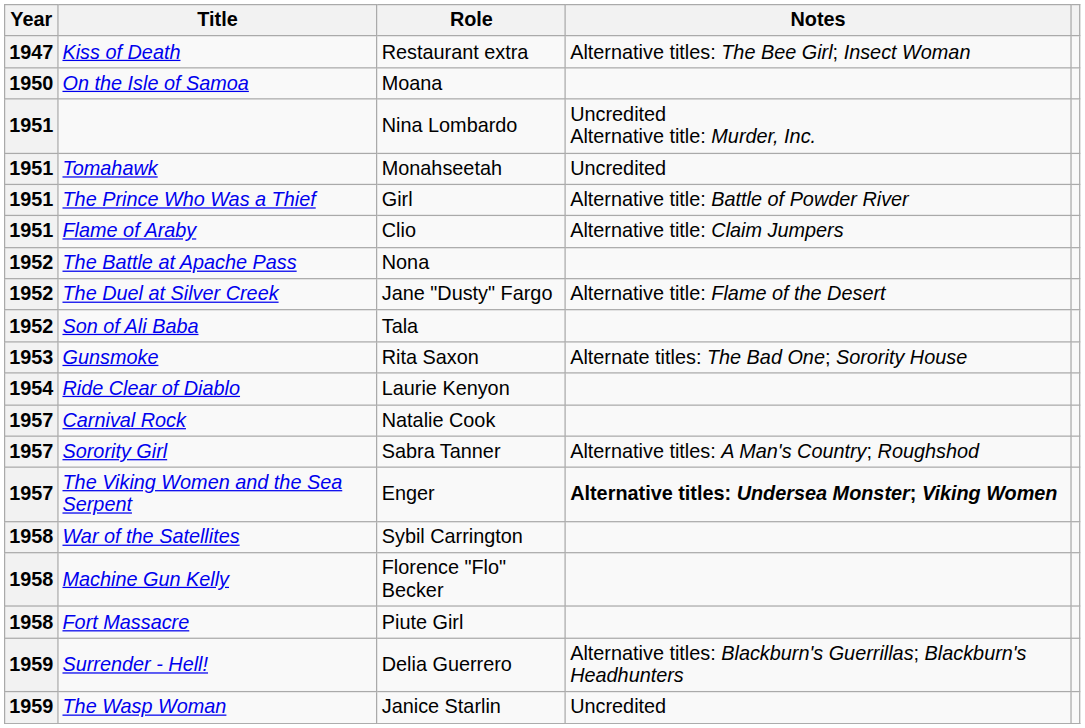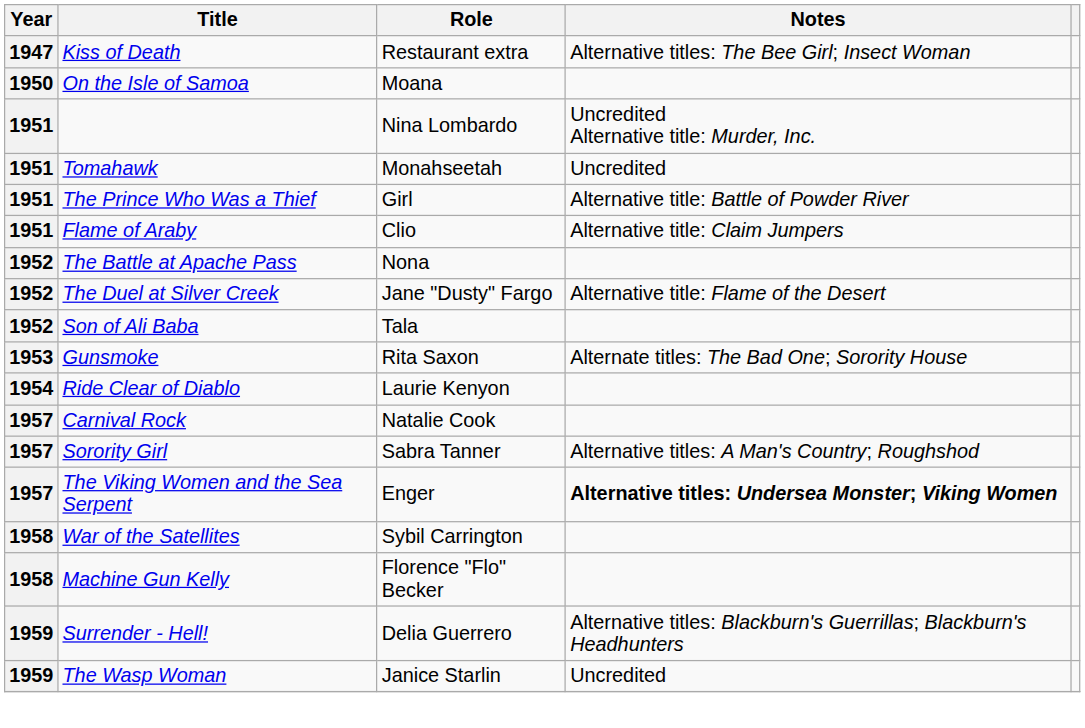- row: (126, 622)
